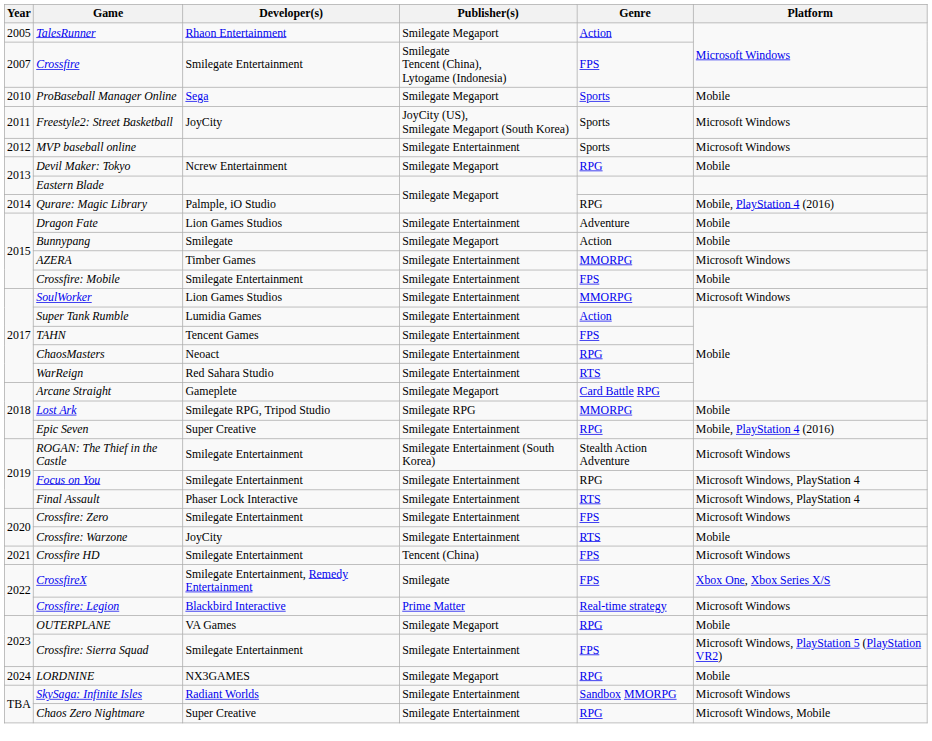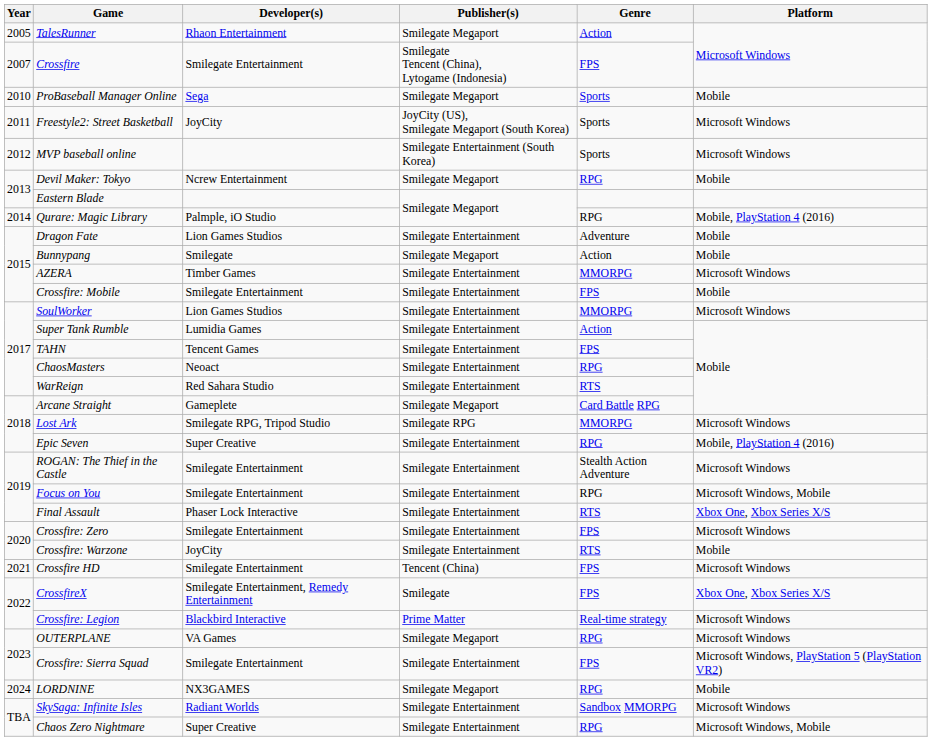(461, 147) Smilegate Entertainment -> (478, 154) Smilegate Entertainment (South Korea)
(713, 410) Mobile -> (743, 423) Microsoft Windows
(478, 454) Smilegate Entertainment (South Korea) -> (461, 468) Smilegate Entertainment
(778, 480) Microsoft Windows, PlayStation 4 -> (763, 493) Microsoft Windows, Mobile
(778, 499) Microsoft Windows, PlayStation 4 -> (763, 512) Xbox One, Xbox Series X/S
(713, 625) Mobile -> (743, 638) Microsoft Windows
